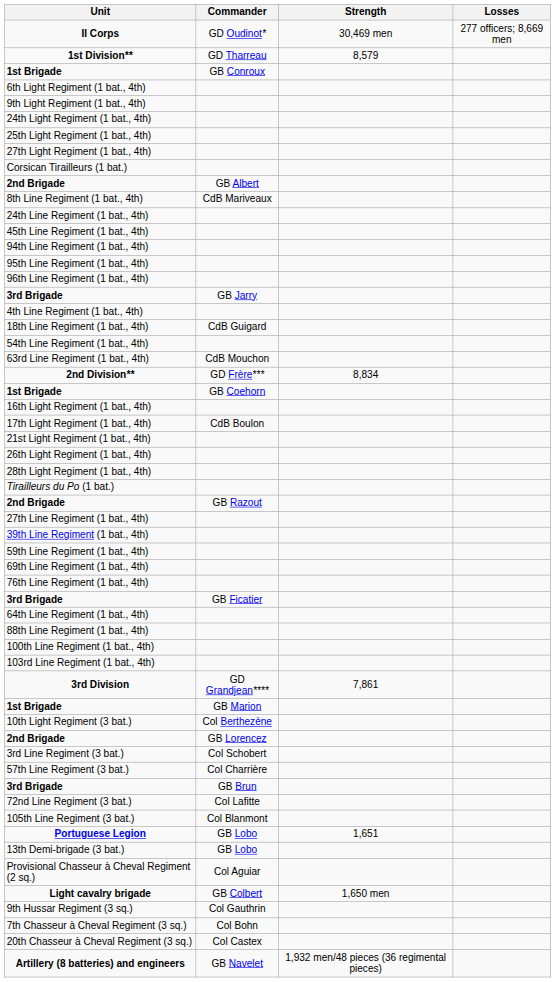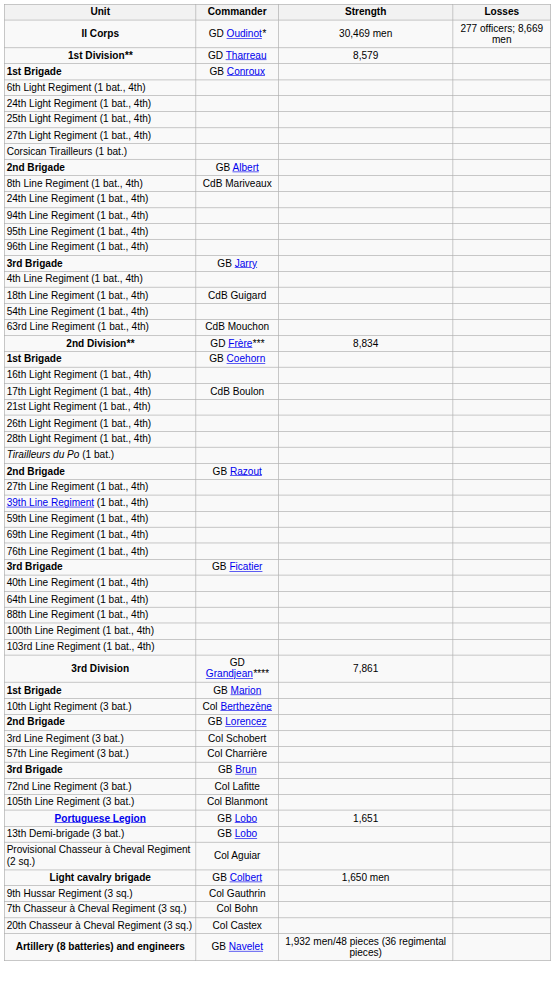- row: (76, 103)
- row: (78, 231)
+ row: (78, 583)
